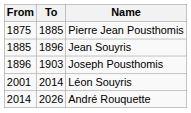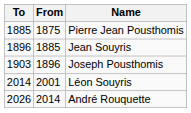columns swapped: (20, 13) <-> (51, 13)
